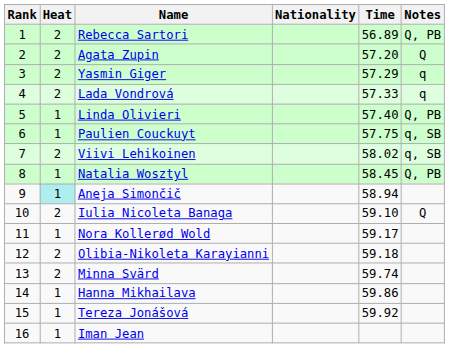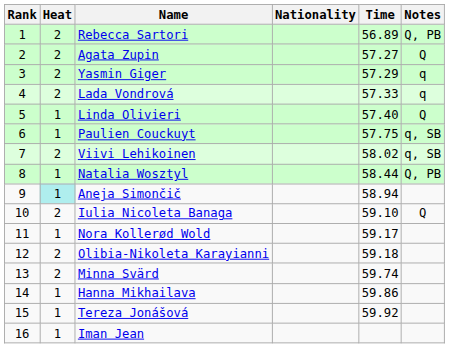(380, 54) 57.20 -> (380, 54) 57.27
(423, 114) Q, PB -> (423, 114) Q
(380, 174) 58.45 -> (380, 174) 58.44
